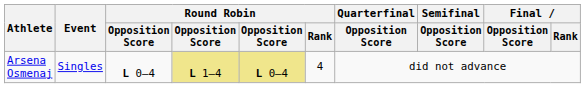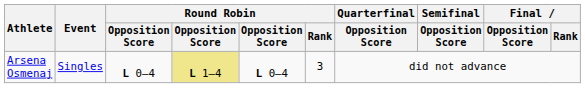(272, 73) khaki background -> (272, 73) no background
(320, 67) 4 -> (320, 67) 3
